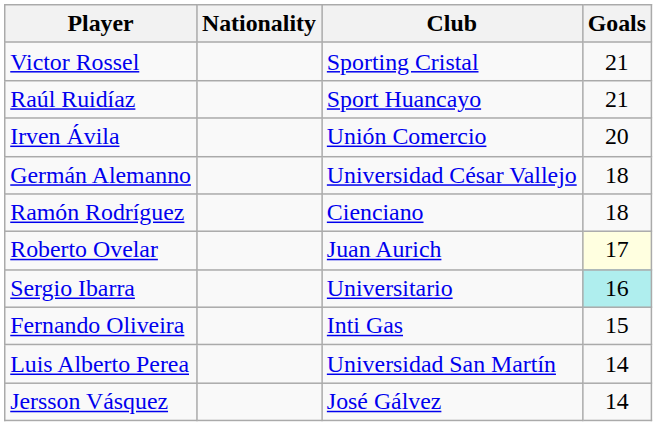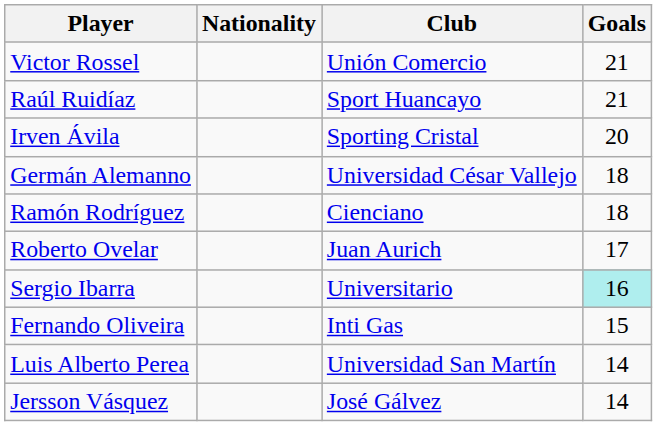(403, 61) Sporting Cristal -> (407, 61) Unión Comercio
(407, 136) Unión Comercio -> (403, 136) Sporting Cristal
(617, 250) lightyellow background -> (617, 250) no background
